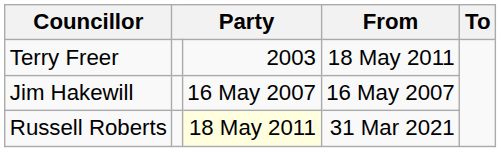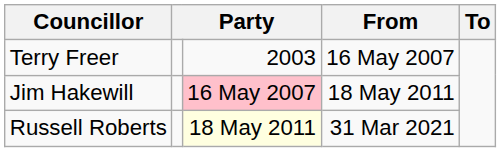(391, 57) 18 May 2011 -> (390, 57) 16 May 2007
(252, 92) no background -> (252, 92) pink background
(390, 92) 16 May 2007 -> (391, 92) 18 May 2011
